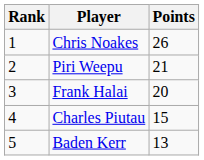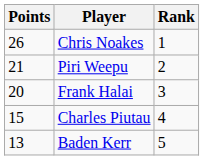columns swapped: (27, 17) <-> (174, 17)
